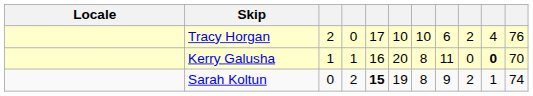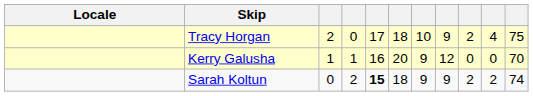(400, 36) 10 -> (400, 36) 18
(447, 36) 6 -> (447, 36) 9
(516, 36) 76 -> (516, 36) 75
(423, 58) 8 -> (423, 58) 9
(447, 58) 11 -> (447, 58) 12
(493, 58) bold -> (493, 58) normal
(400, 79) 19 -> (400, 79) 18
(423, 79) 8 -> (423, 79) 9
(493, 79) 1 -> (493, 79) 2
